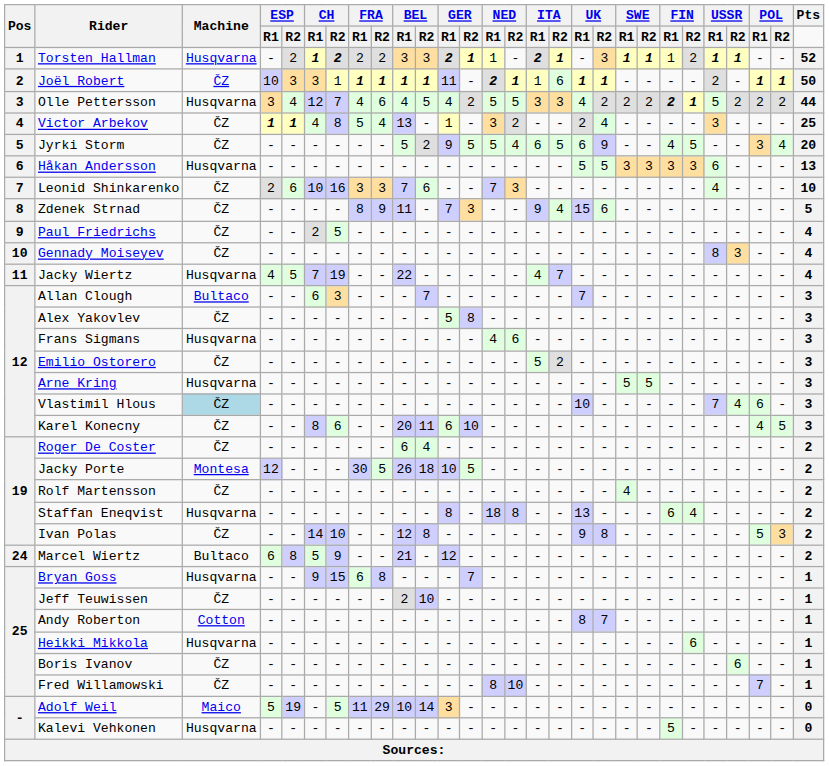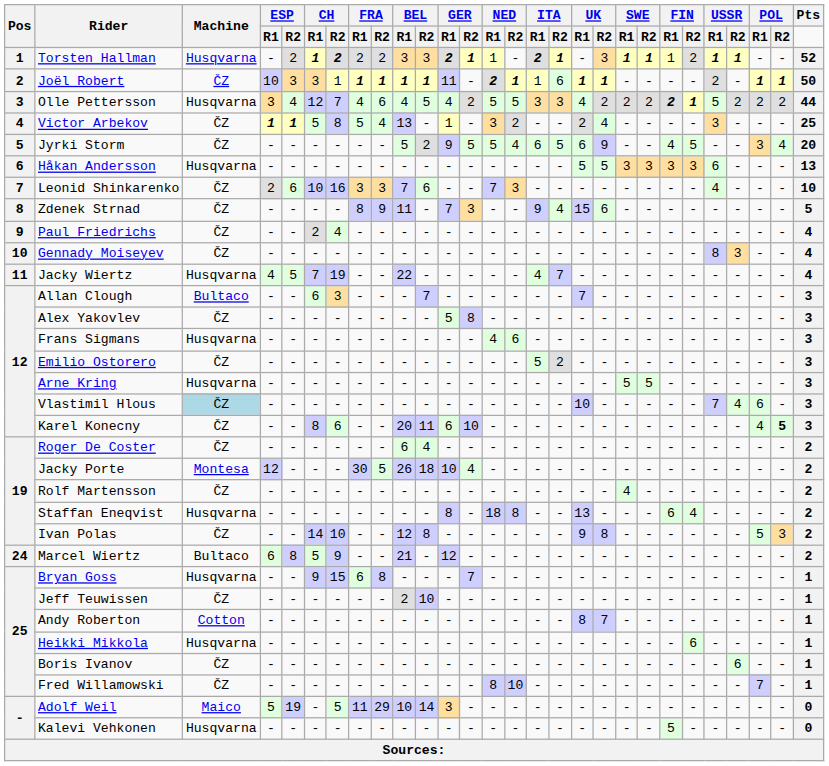(315, 124) 4 -> (315, 124) 5
(338, 232) 5 -> (338, 232) 4
(782, 427) normal -> (782, 427) bold
(471, 470) 5 -> (471, 470) 4
